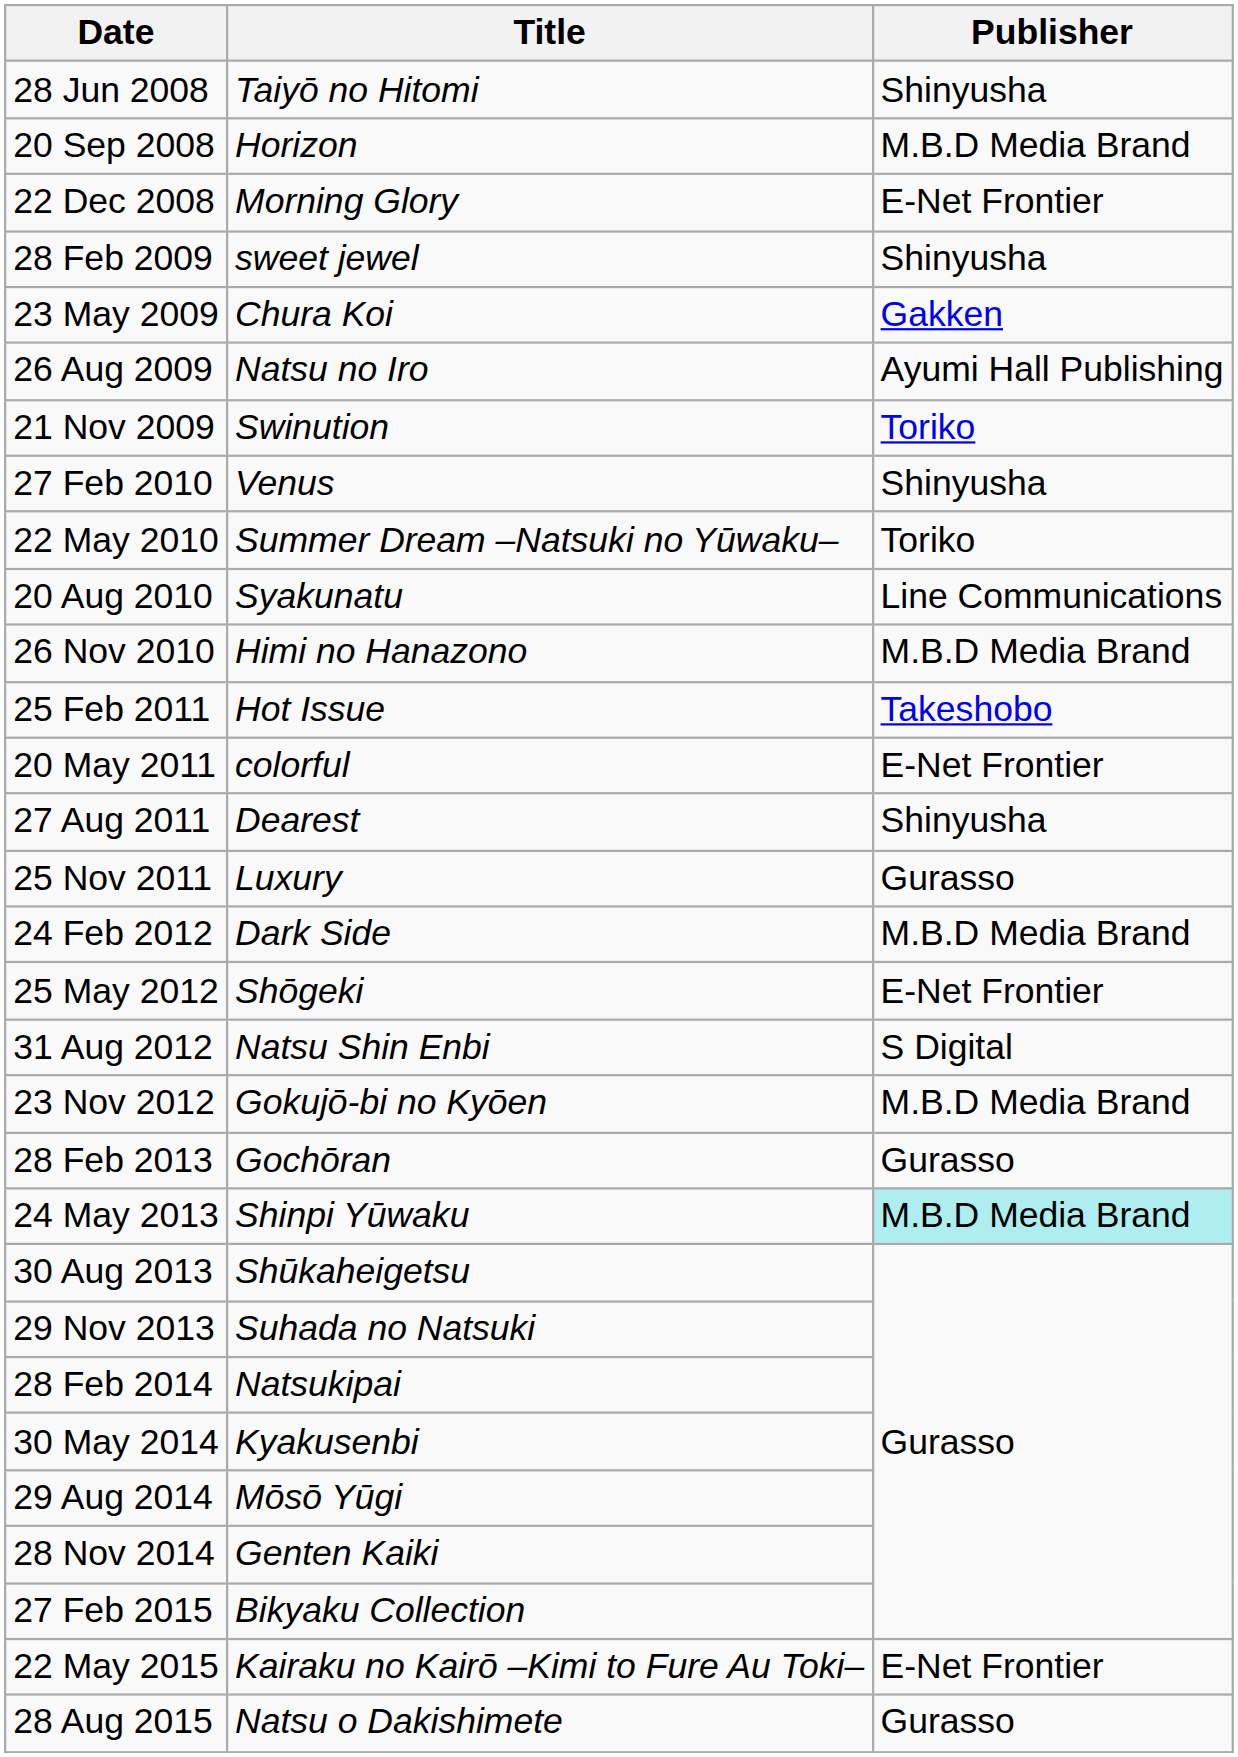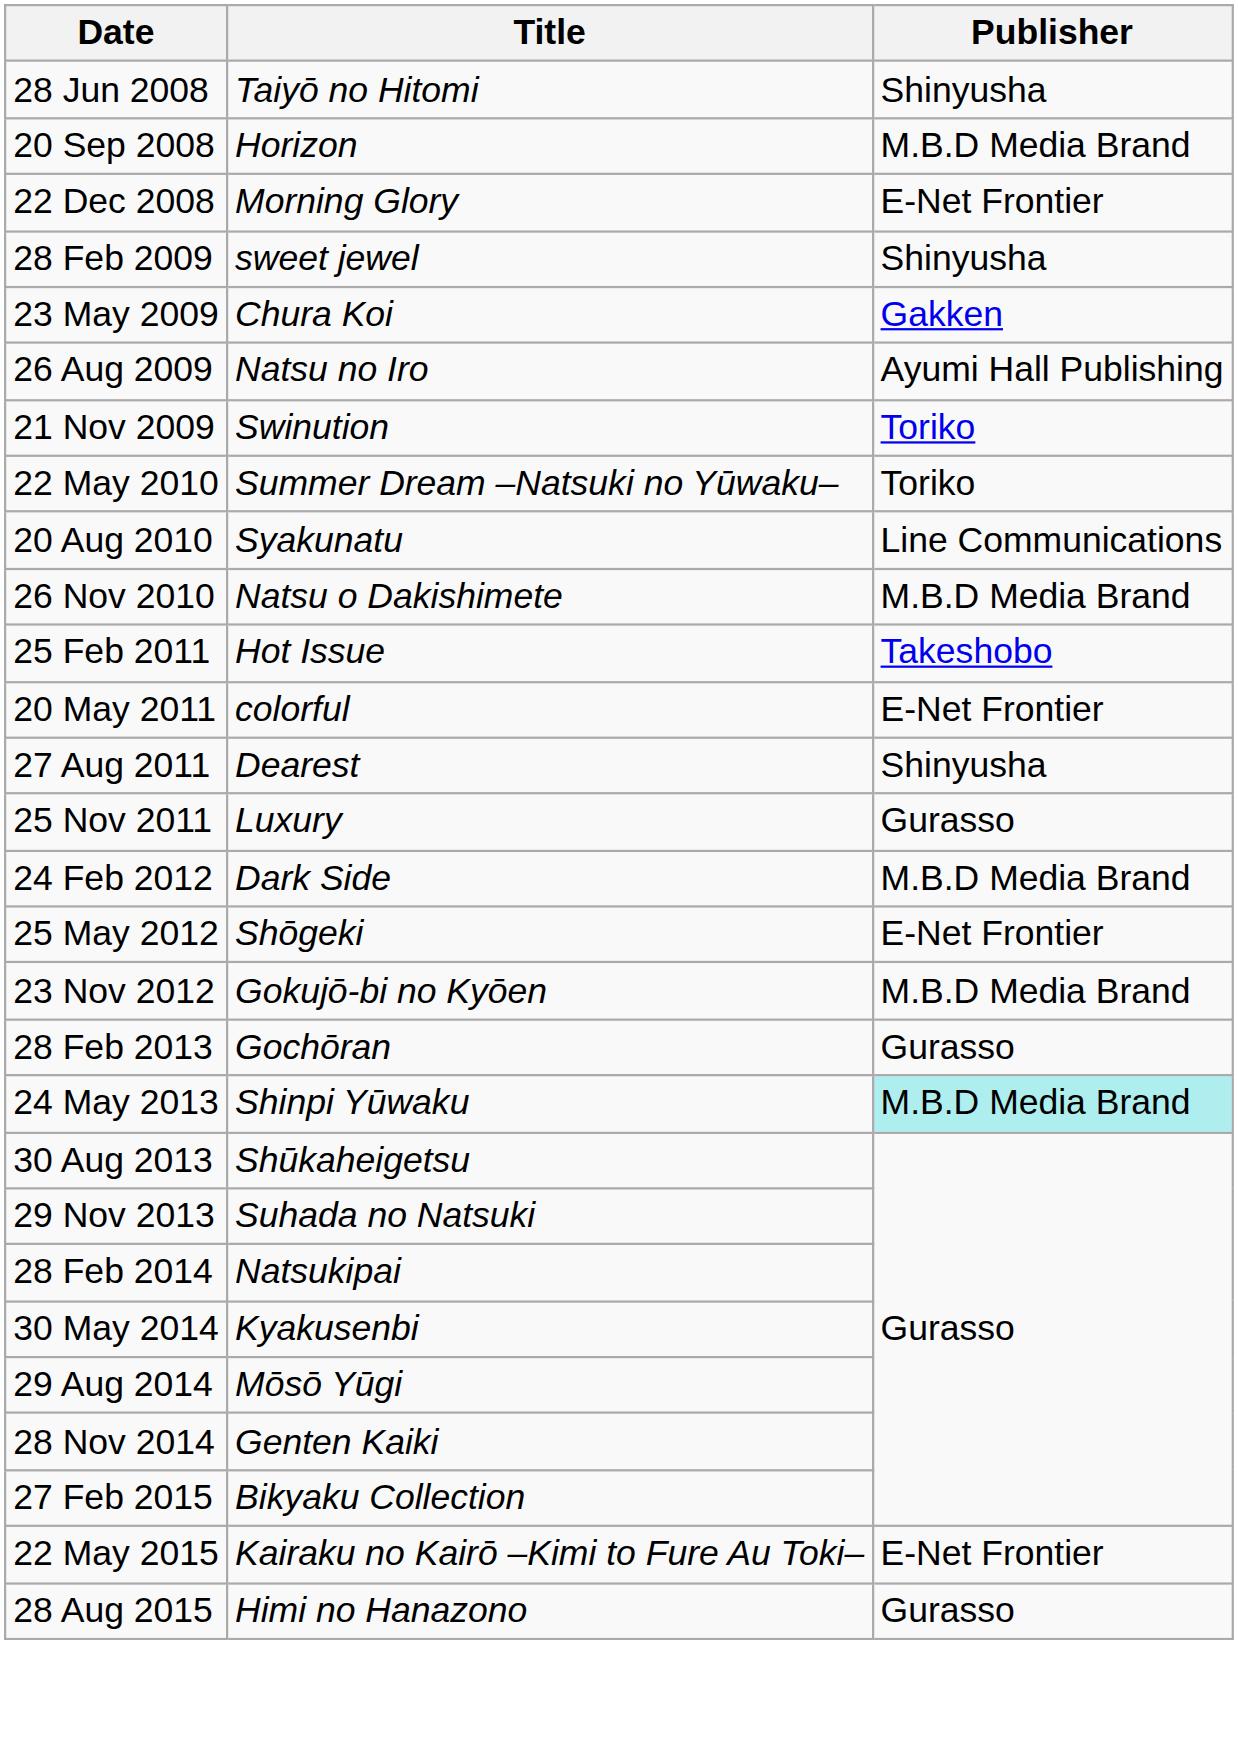- row: (113, 483)
(381, 652) Himi no Hanazono -> (399, 595) Natsu o Dakishimete
- row: (113, 1046)
(399, 1722) Natsu o Dakishimete -> (381, 1609) Himi no Hanazono
